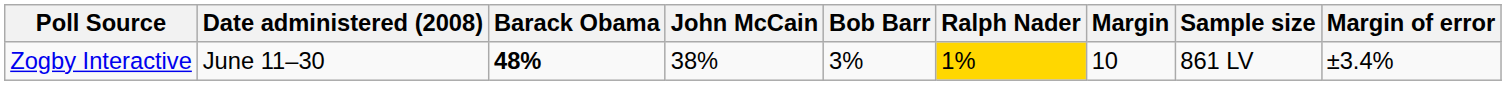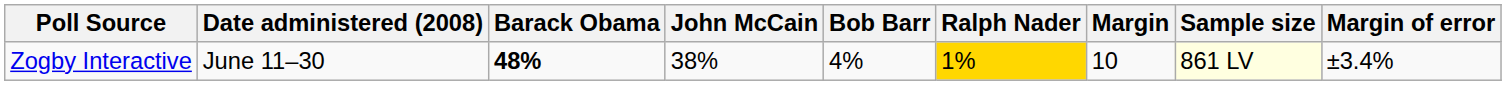(846, 60) 3% -> (846, 60) 4%
(1217, 60) no background -> (1217, 60) lightyellow background
